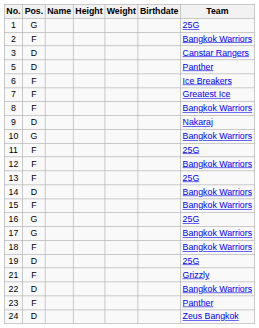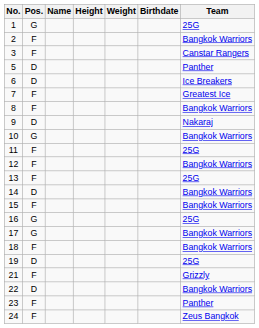(34, 53) D -> (34, 53) F
(34, 81) F -> (34, 81) D
(34, 317) D -> (34, 317) F
